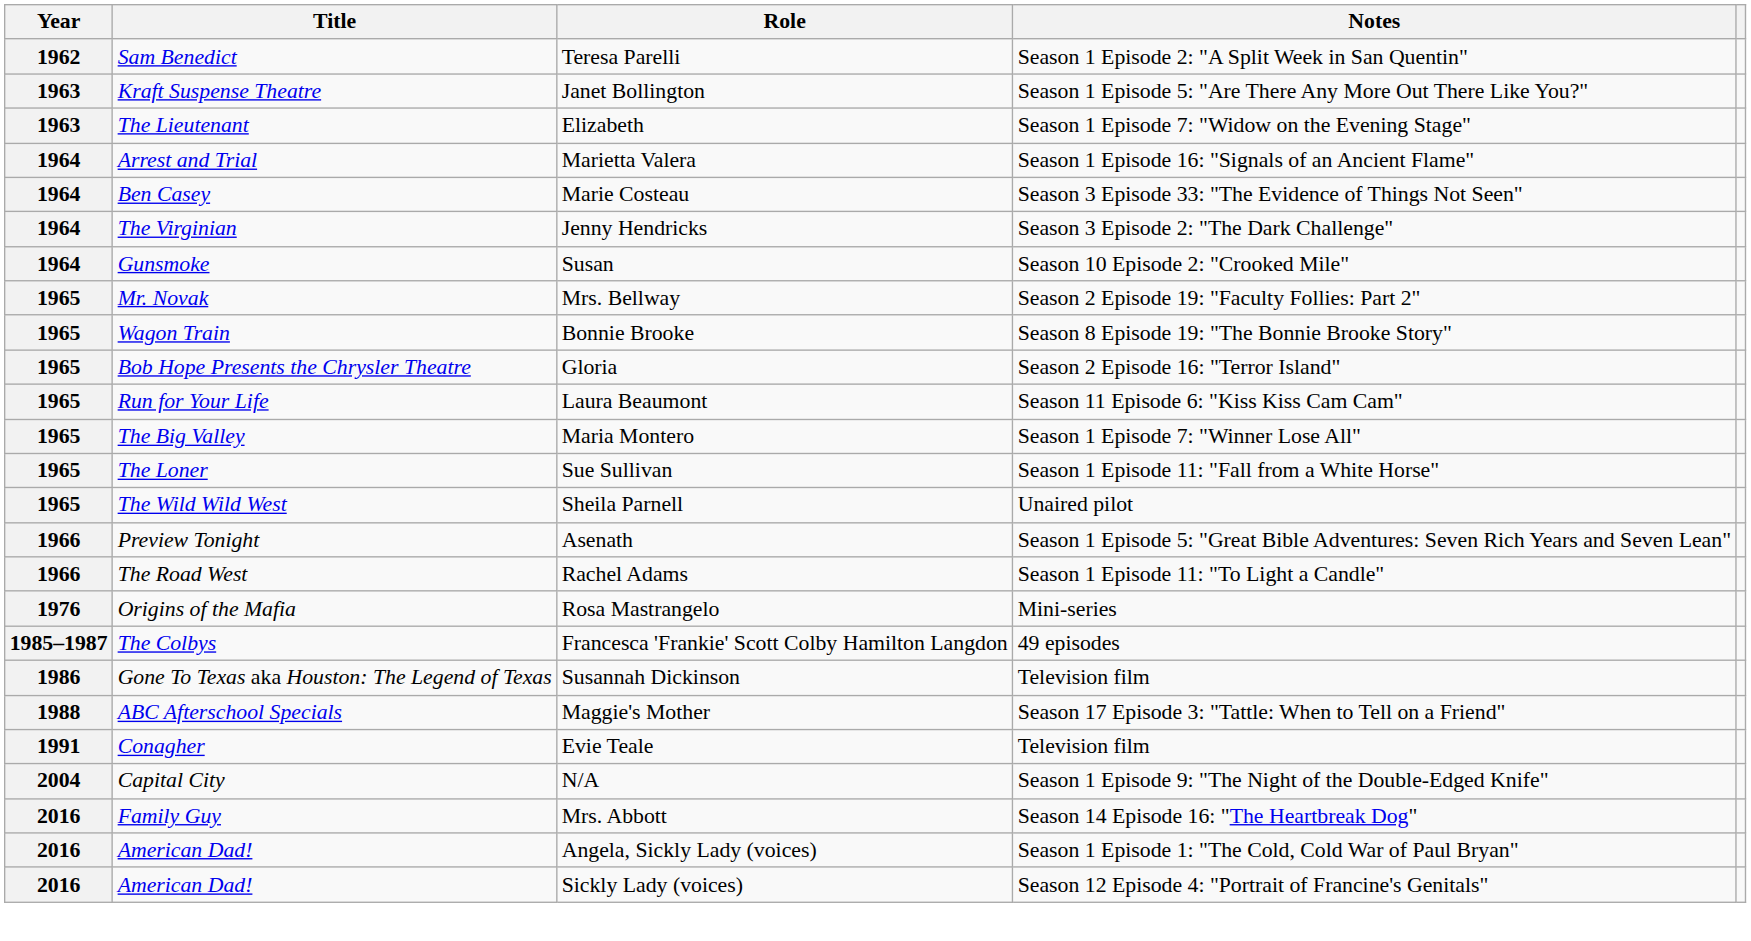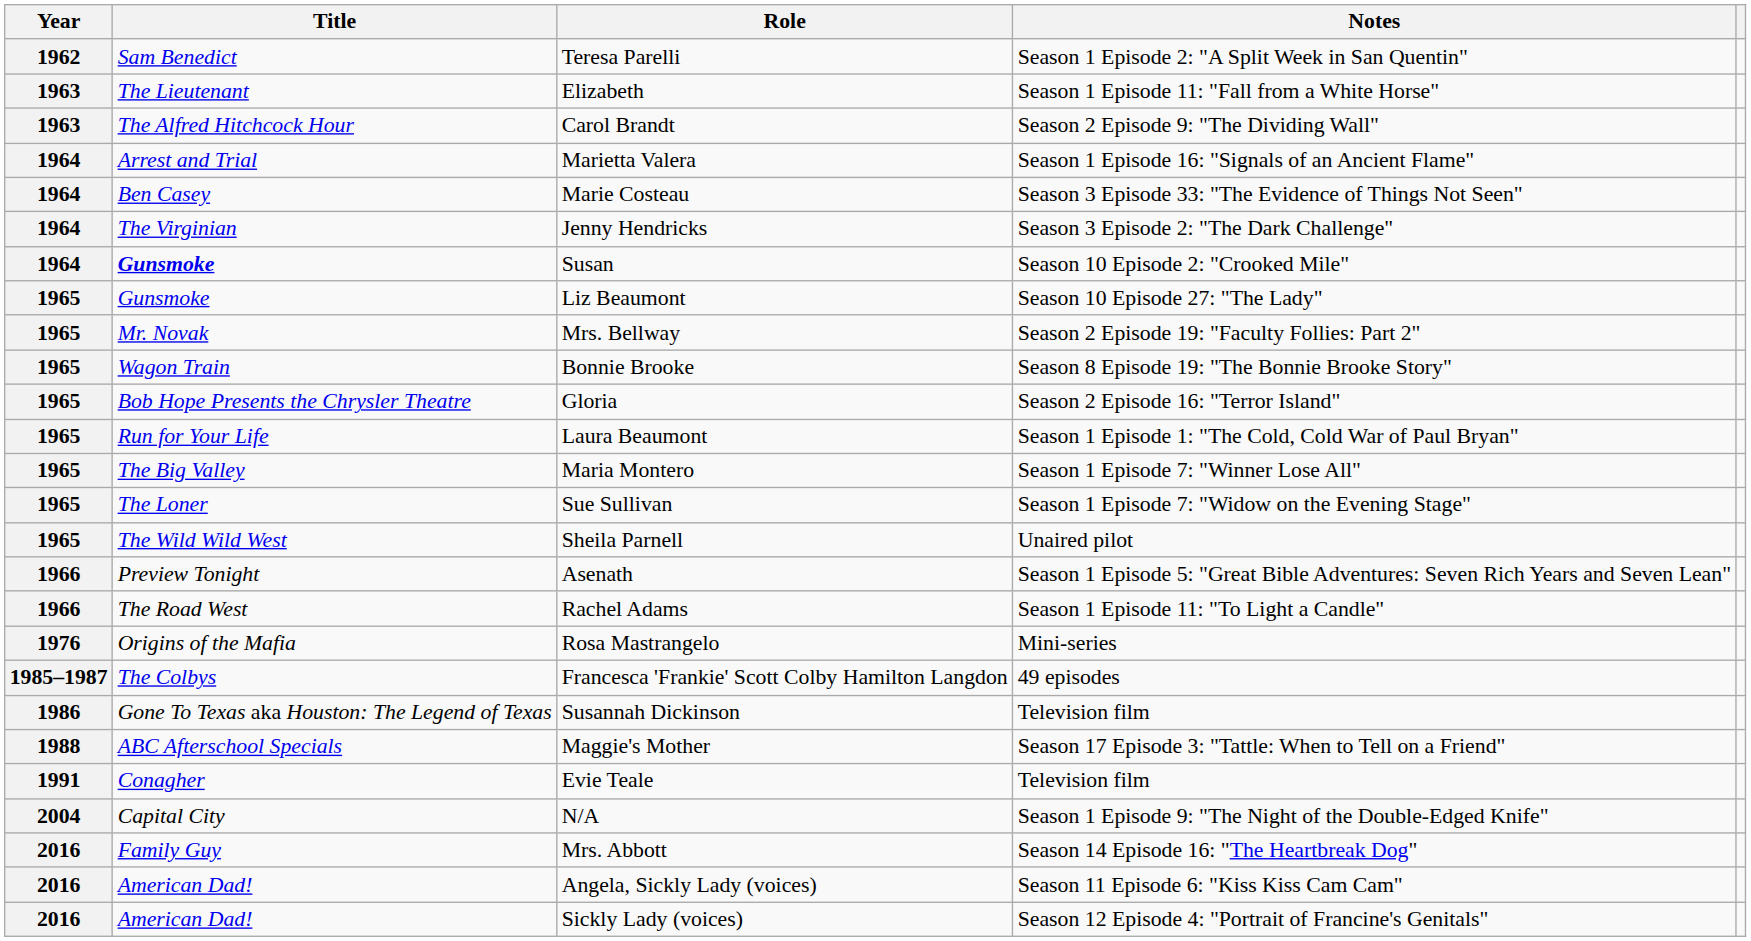- row: (633, 90)
(1244, 125) Season 1 Episode 7: "Widow on the Evening Stage" -> (1228, 90) Season 1 Episode 11: "Fall from a White Horse"
+ row: (618, 125)
(164, 263) normal -> (166, 263) bold
+ row: (624, 297)
(1210, 401) Season 11 Episode 6: "Kiss Kiss Cam Cam" -> (1268, 435) Season 1 Episode 1: "The Cold, Cold War of Paul Bryan"
(1228, 470) Season 1 Episode 11: "Fall from a White Horse" -> (1244, 504) Season 1 Episode 7: "Widow on the Evening Stage"
(1268, 849) Season 1 Episode 1: "The Cold, Cold War of Paul Bryan" -> (1210, 884) Season 11 Episode 6: "Kiss Kiss Cam Cam"
